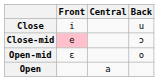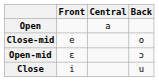rows swapped: (30, 26) <-> (30, 69)
(72, 40) pink background -> (72, 40) no background
(141, 40) ɔ -> (141, 40) o
(141, 55) o -> (141, 55) ɔ
